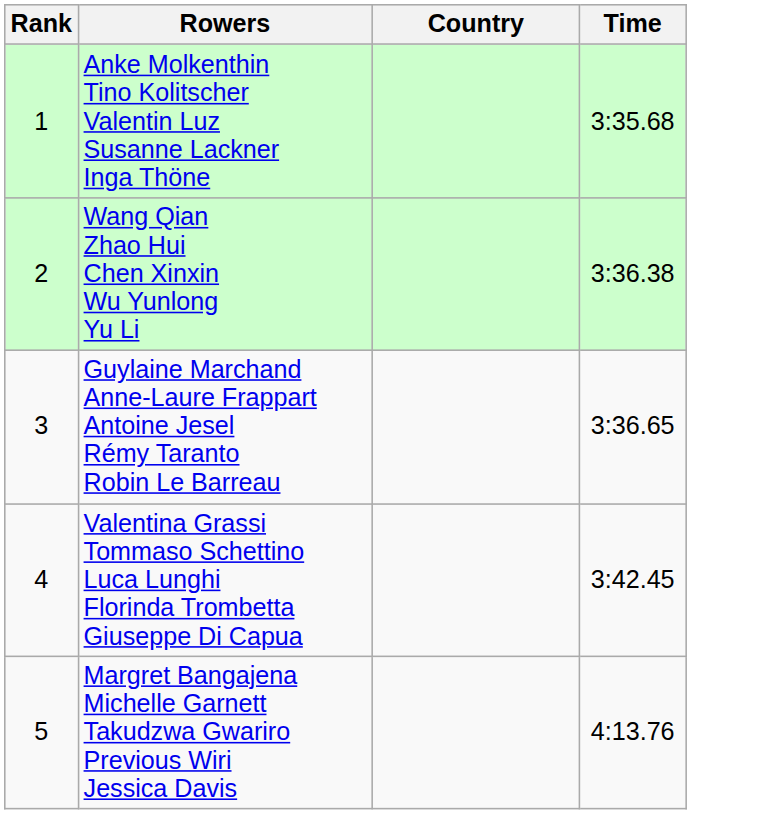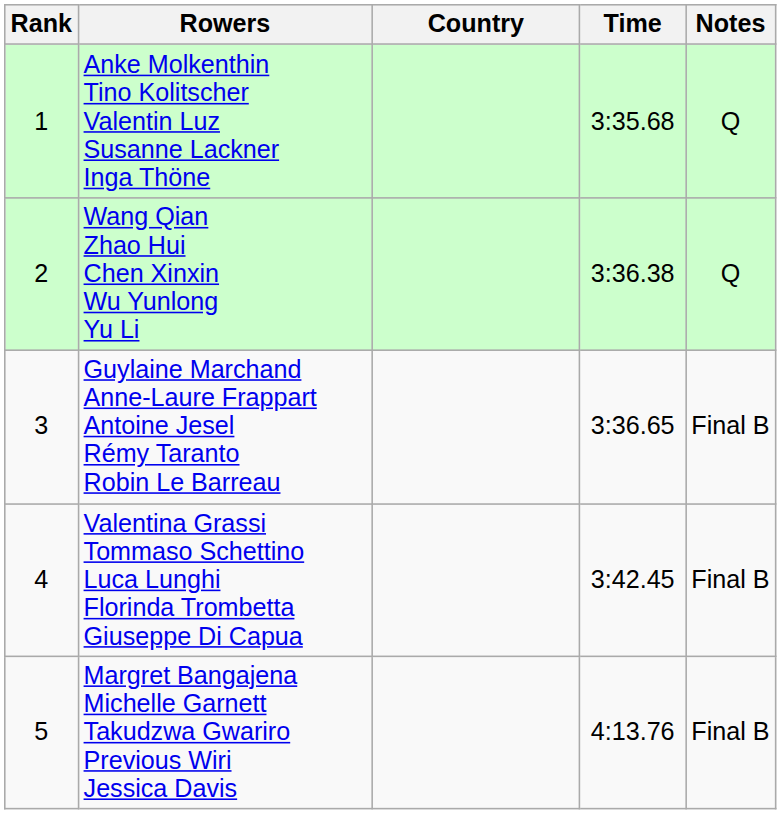+ column: (730, 24)
